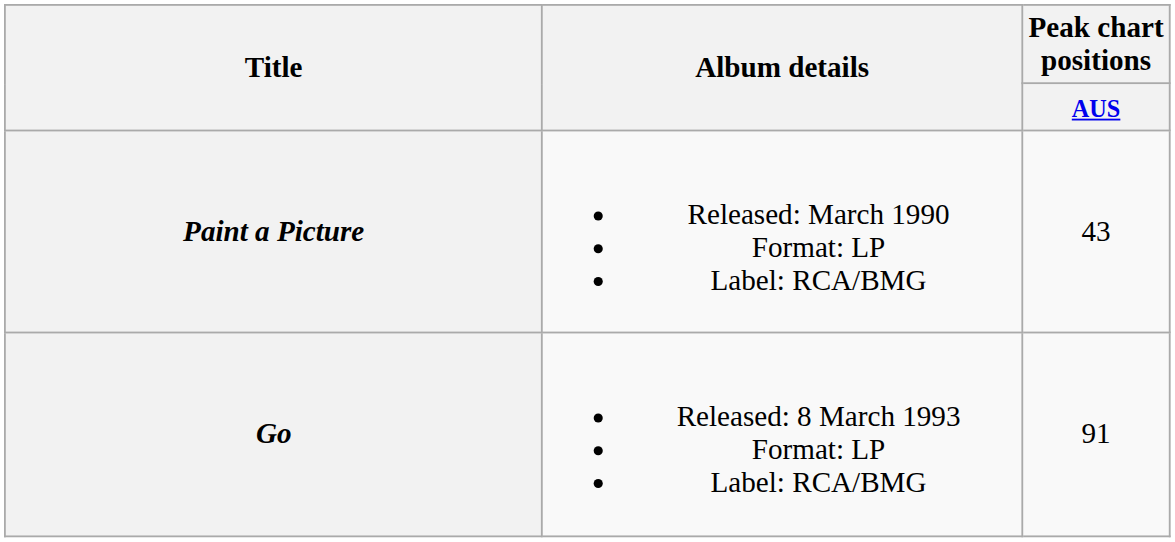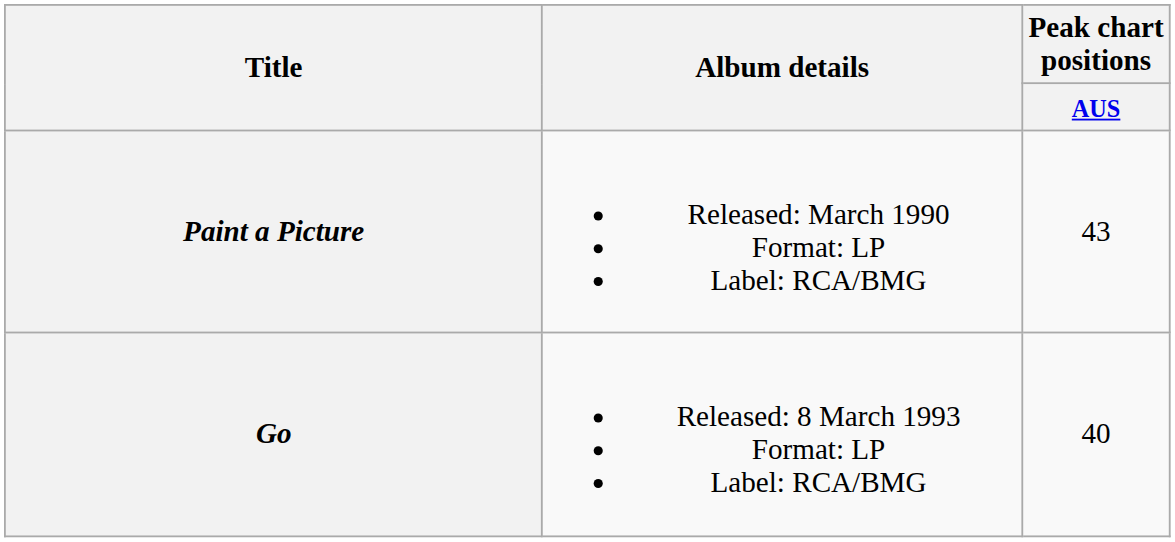(1096, 433) 91 -> (1096, 433) 40
